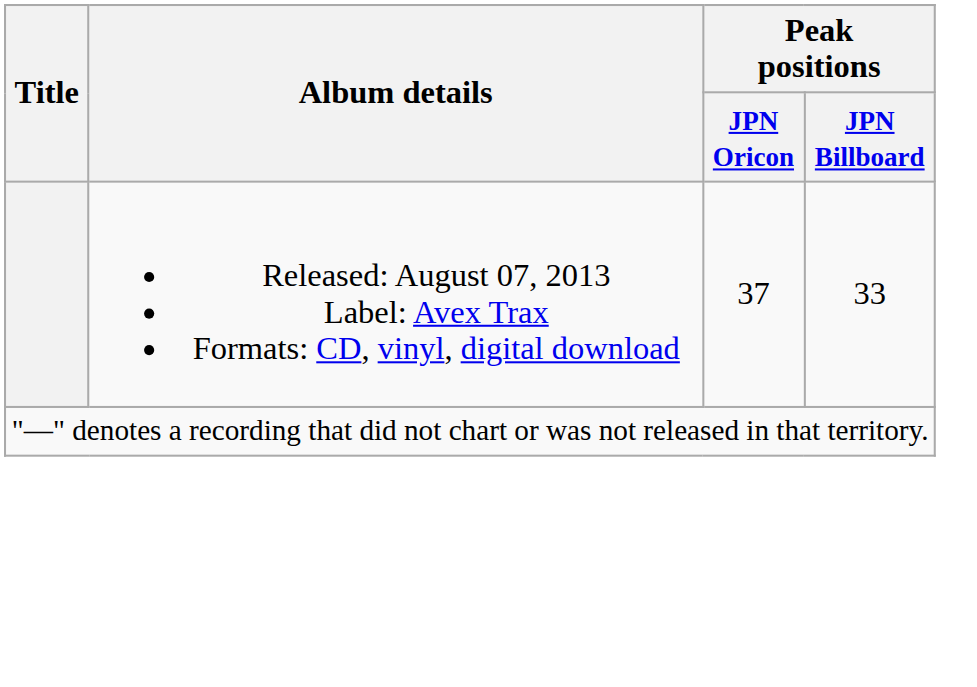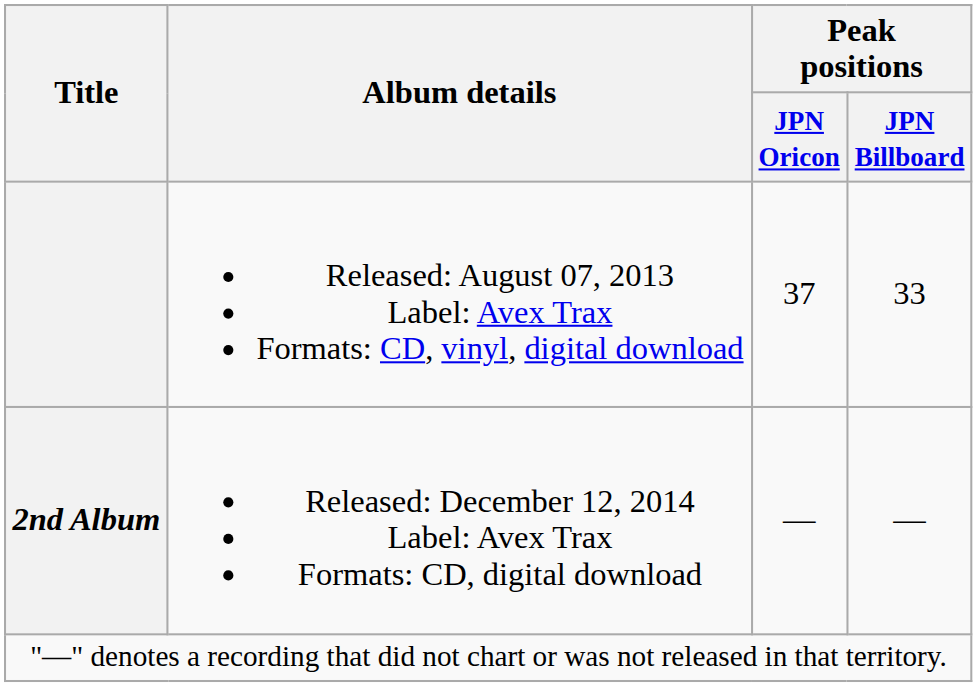+ row: (86, 519)
